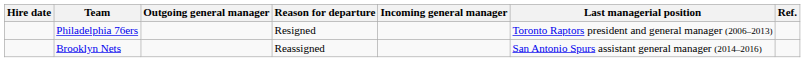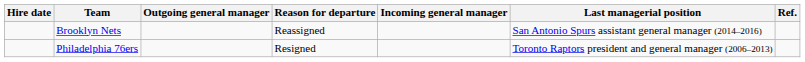rows swapped: (89, 48) <-> (97, 30)
